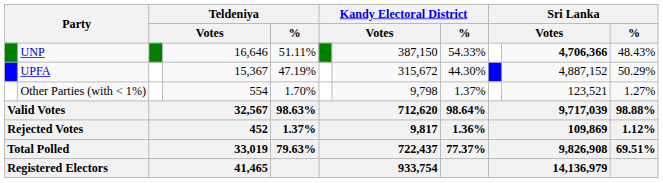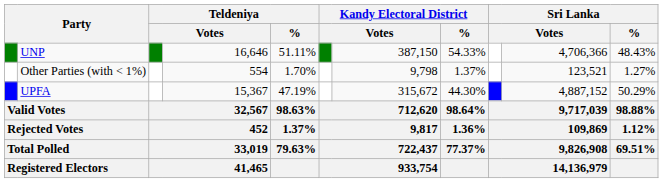(583, 52) bold -> (583, 52) normal
rows swapped: (35, 71) <-> (83, 91)
